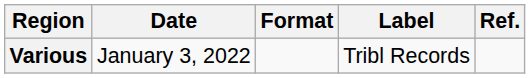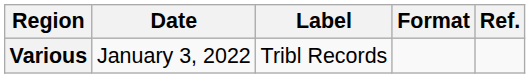columns swapped: (297, 21) <-> (407, 21)
